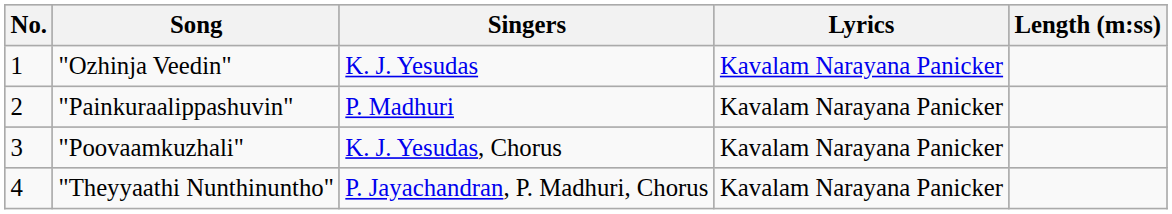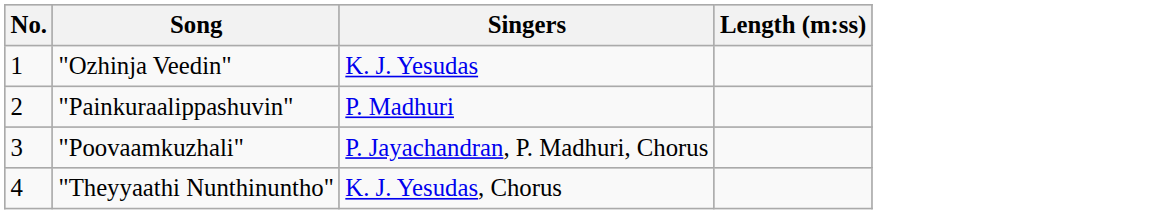- column: (861, 25)
(454, 147) K. J. Yesudas, Chorus -> (527, 147) P. Jayachandran, P. Madhuri, Chorus
(527, 188) P. Jayachandran, P. Madhuri, Chorus -> (454, 188) K. J. Yesudas, Chorus
